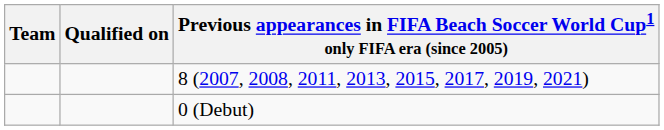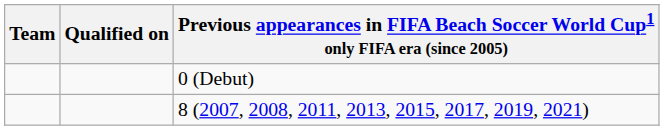rows swapped: (383, 78) <-> (216, 109)
